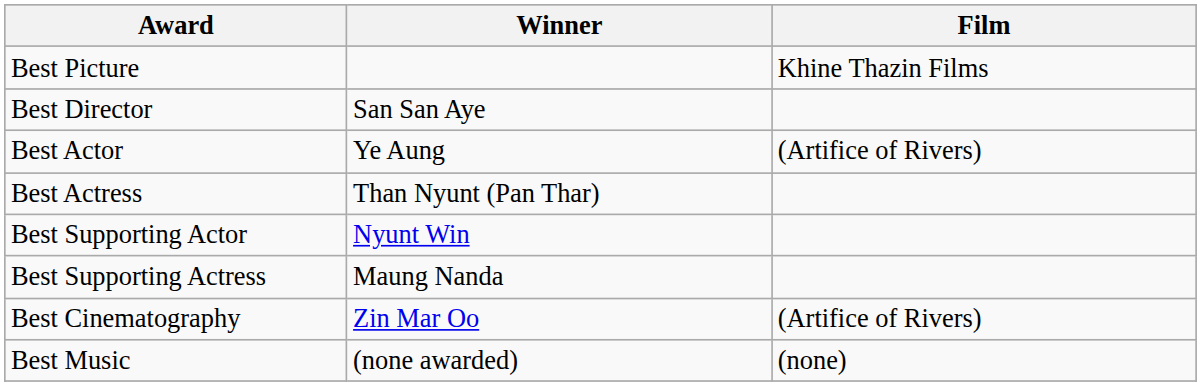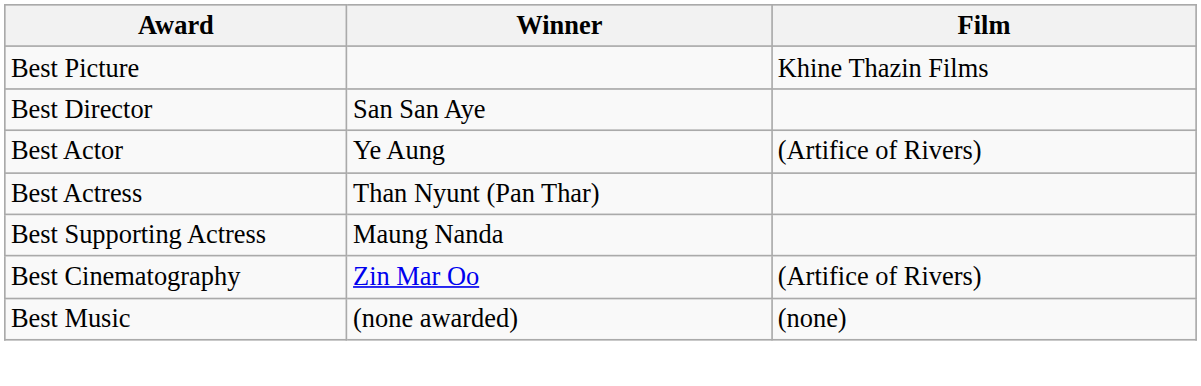- row: (129, 234)
